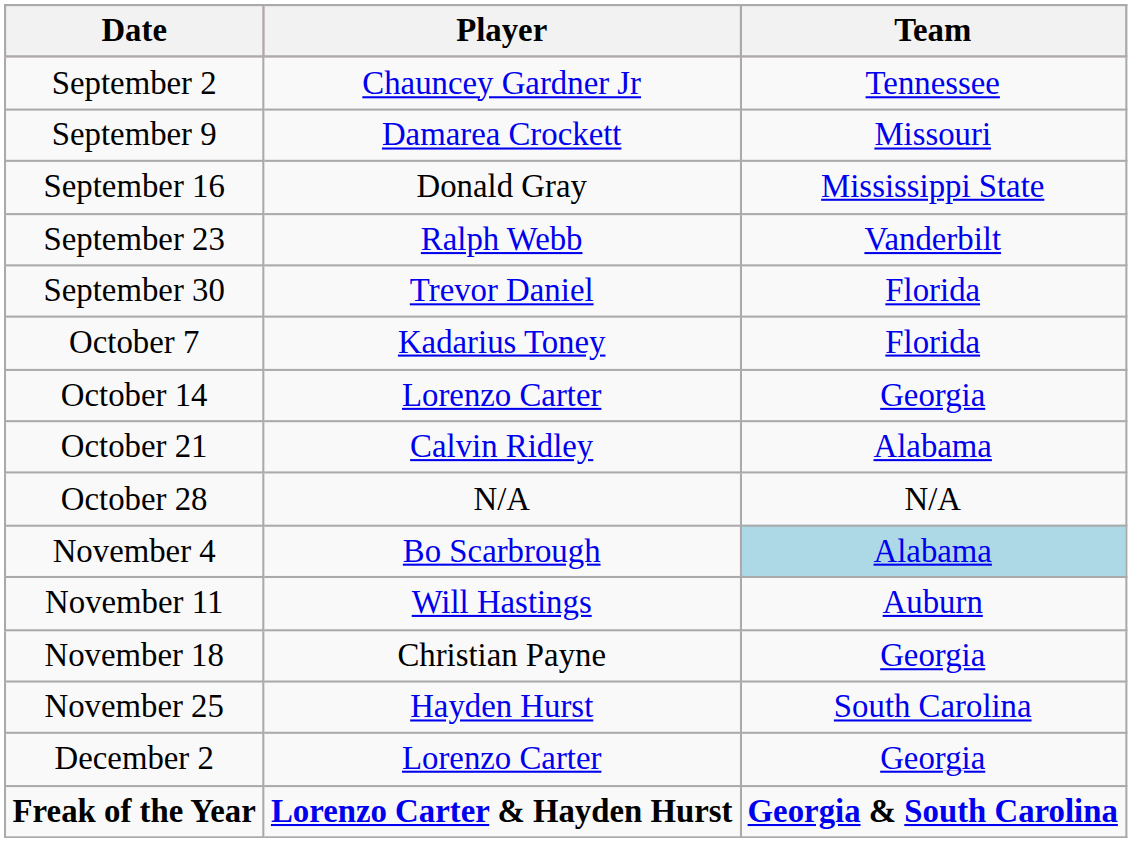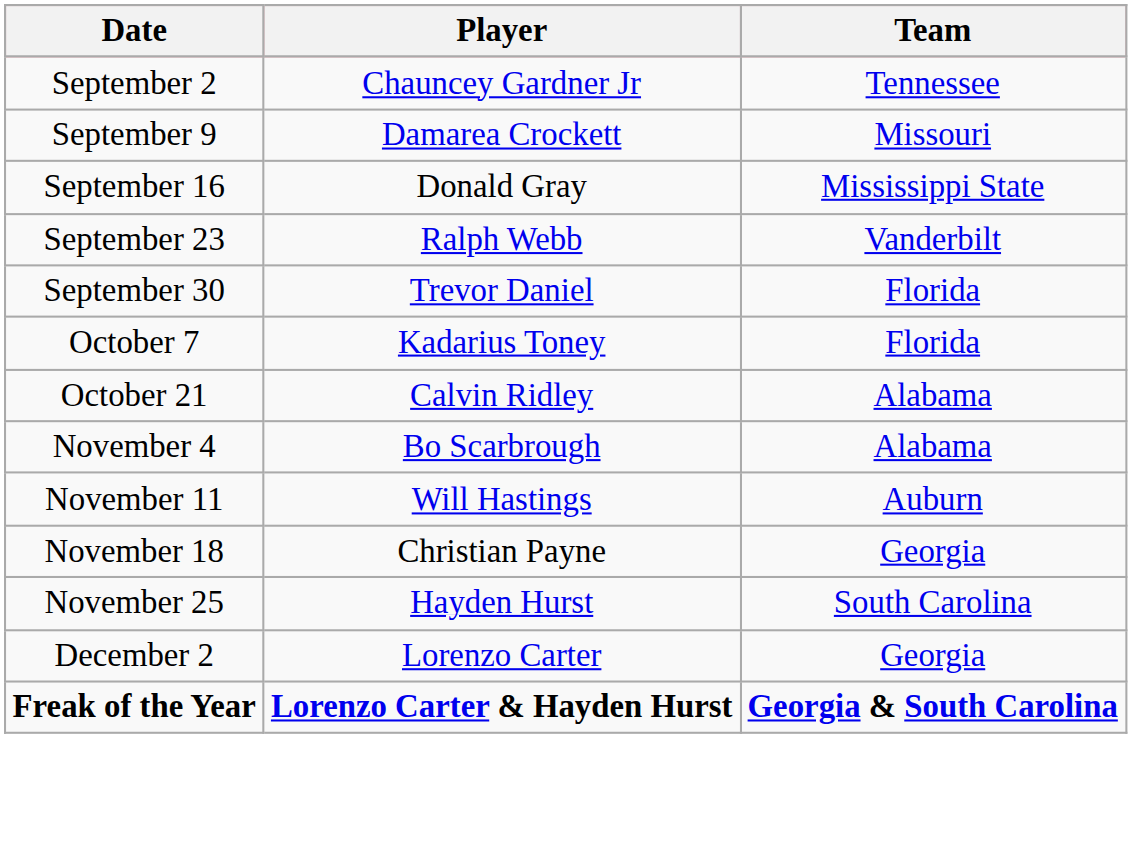- row: (134, 394)
- row: (134, 498)
(933, 550) lightblue background -> (933, 446) no background
